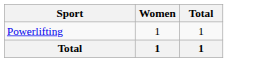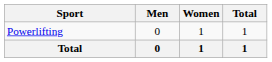+ column: (157, 13)
